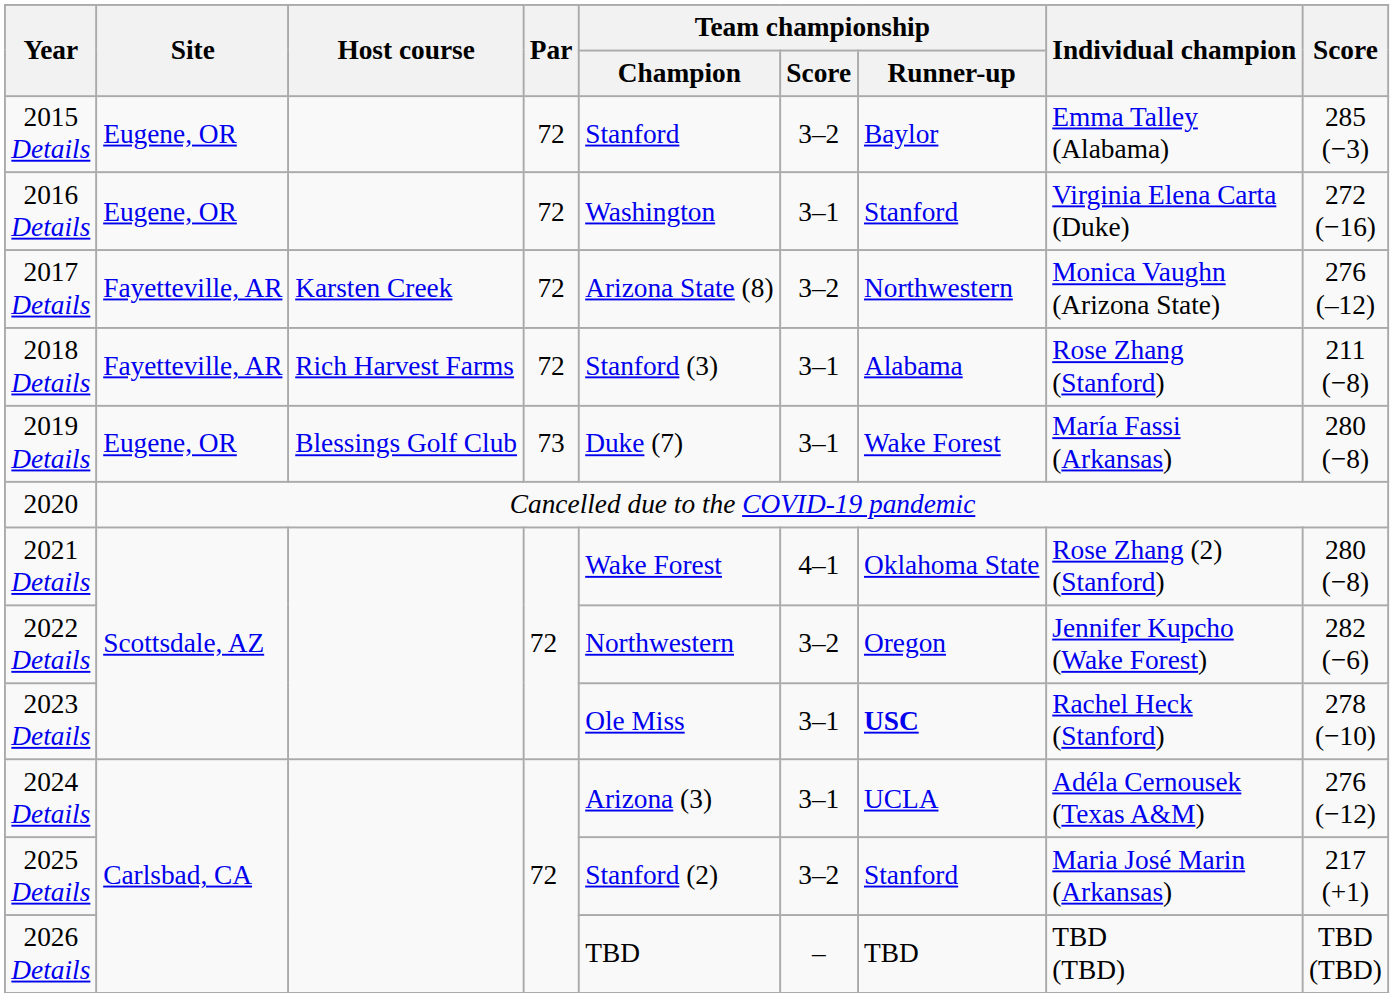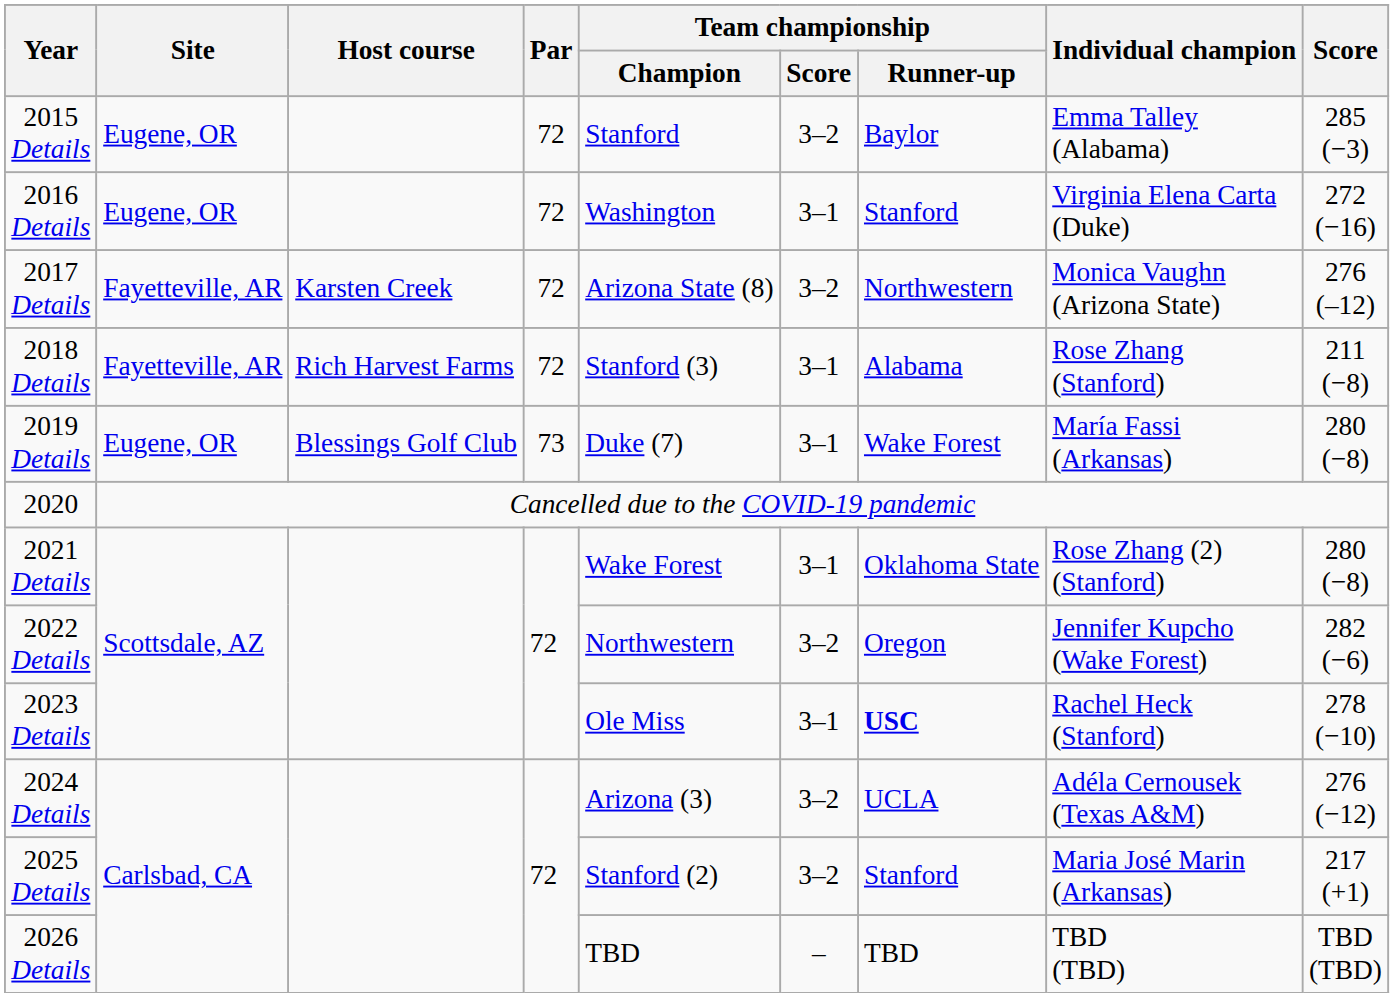(819, 566) 4–1 -> (819, 566) 3–1
(819, 798) 3–1 -> (819, 798) 3–2
